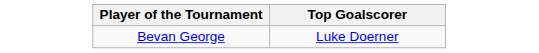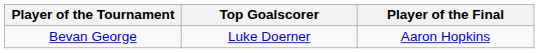+ column: (445, 15)
